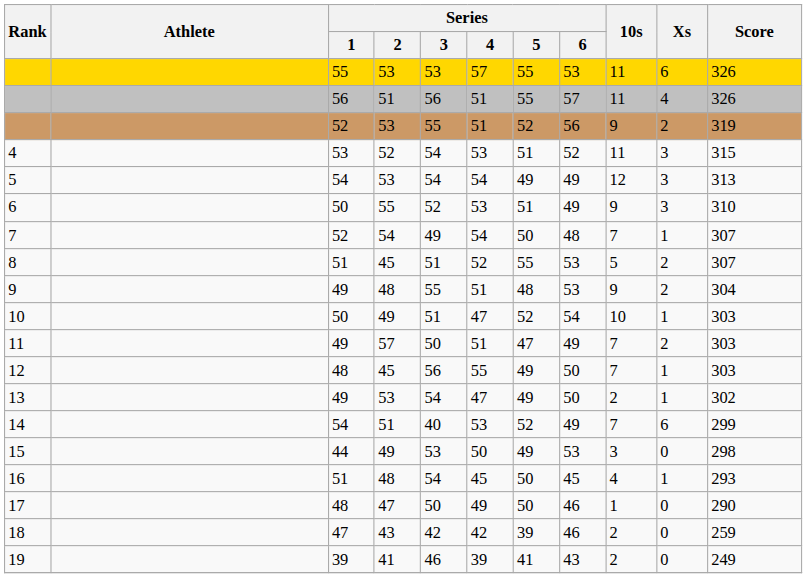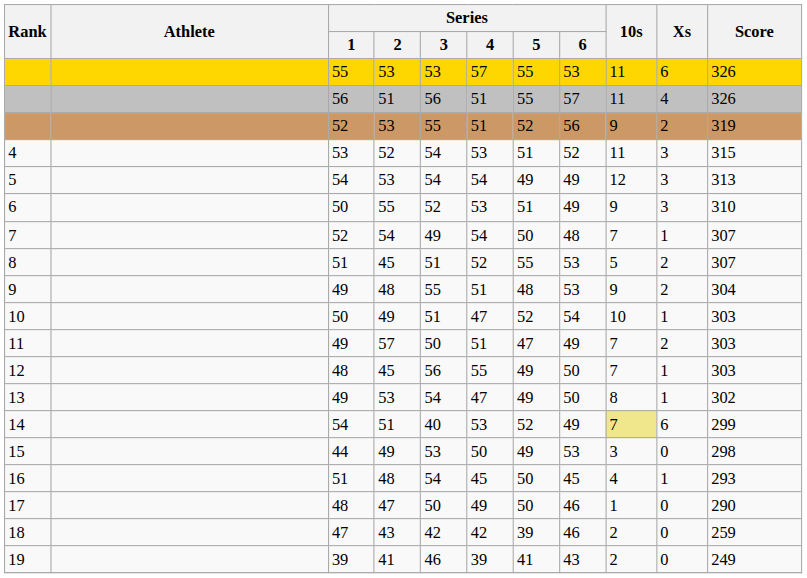(614, 397) 2 -> (614, 397) 8
(614, 424) no background -> (614, 424) khaki background
